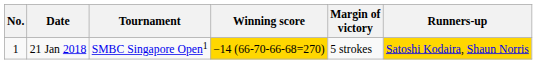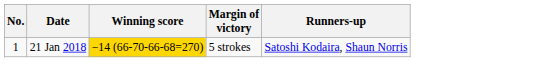- column: (150, 21)
(457, 48) gold background -> (336, 47) no background
